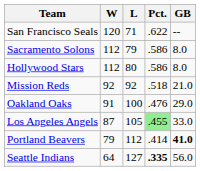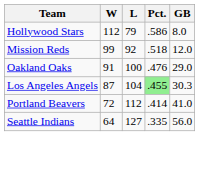- row: (52, 31)
- row: (51, 49)
(131, 67) 80 -> (131, 31) 79
(109, 85) 92 -> (109, 49) 99
(183, 85) 21.0 -> (182, 49) 12.0
(134, 121) 105 -> (133, 85) 104
(183, 121) 33.0 -> (182, 85) 30.3
(109, 139) 79 -> (109, 103) 72
(183, 139) bold -> (182, 103) normal
(158, 157) bold -> (157, 121) normal
